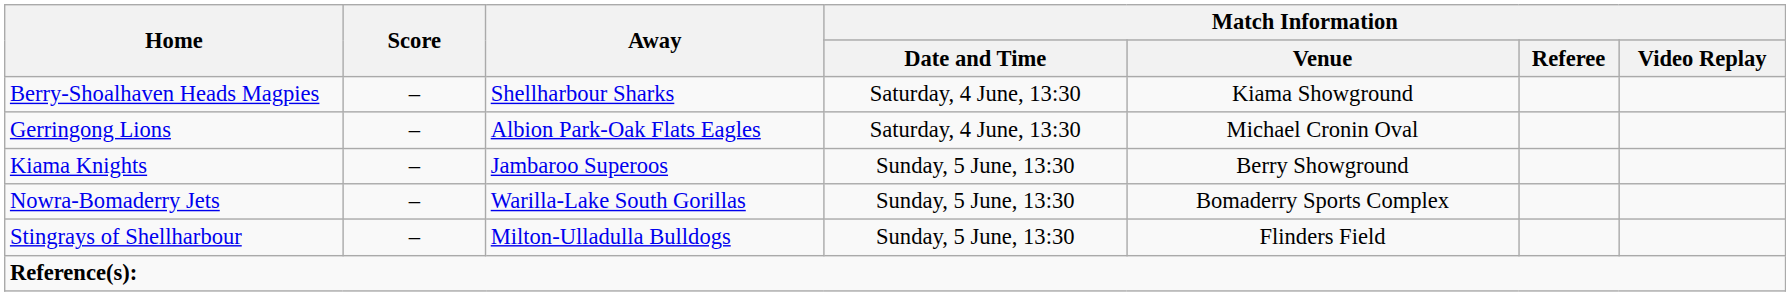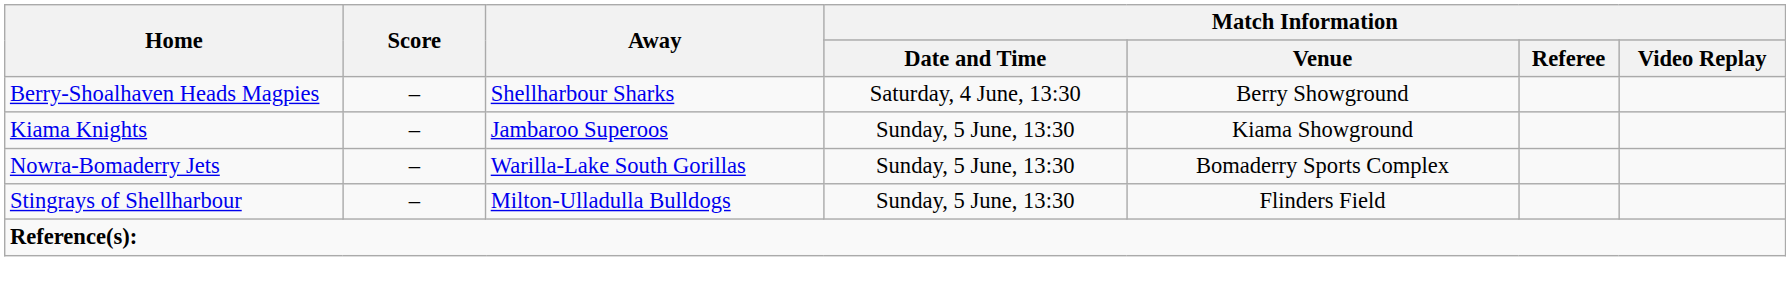(1322, 93) Kiama Showground -> (1322, 93) Berry Showground
- row: (90, 129)
(1322, 165) Berry Showground -> (1322, 129) Kiama Showground
